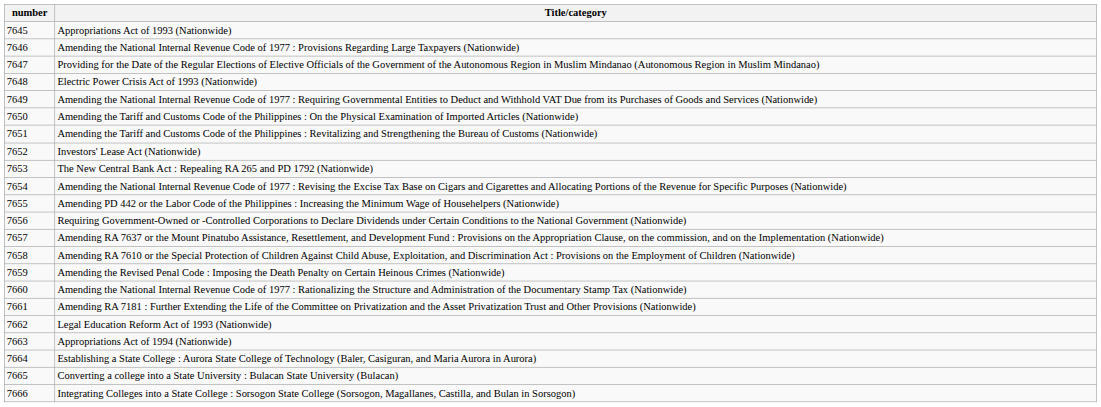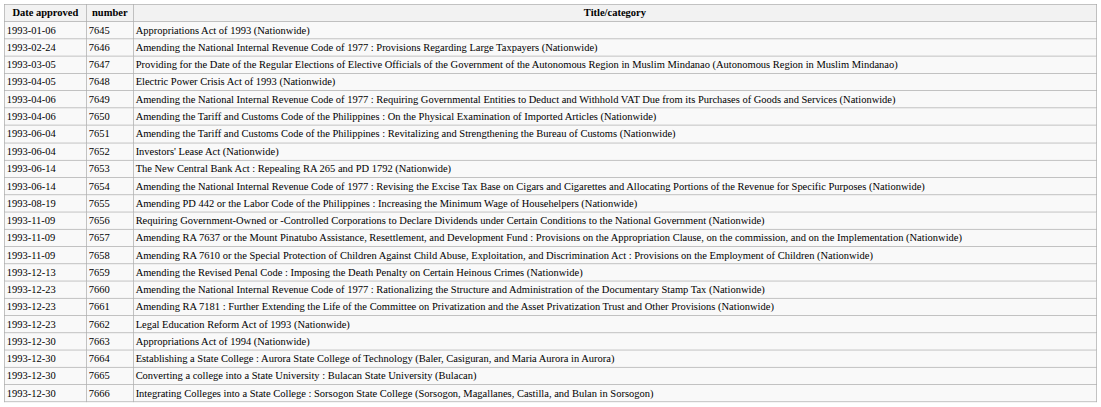+ column: (45, 13)
